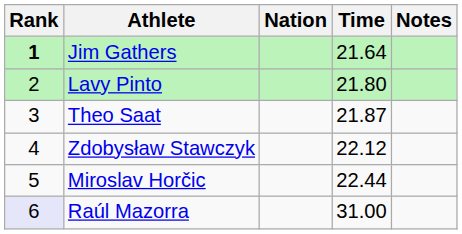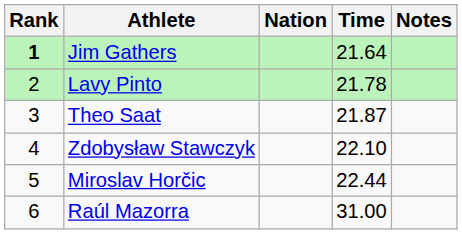(362, 84) 21.80 -> (362, 84) 21.78
(362, 148) 22.12 -> (362, 148) 22.10
(34, 212) lavender background -> (34, 212) no background
